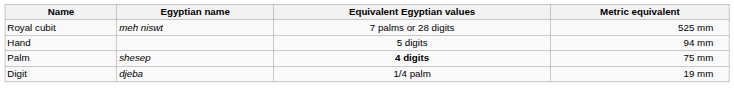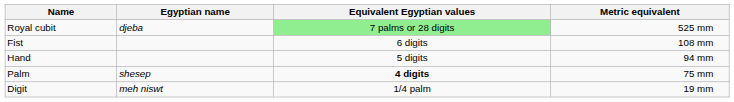(141, 27) meh niswt -> (131, 27) djeba
(412, 27) no background -> (412, 27) lightgreen background
+ row: (15, 43)
(131, 74) djeba -> (141, 89) meh niswt
